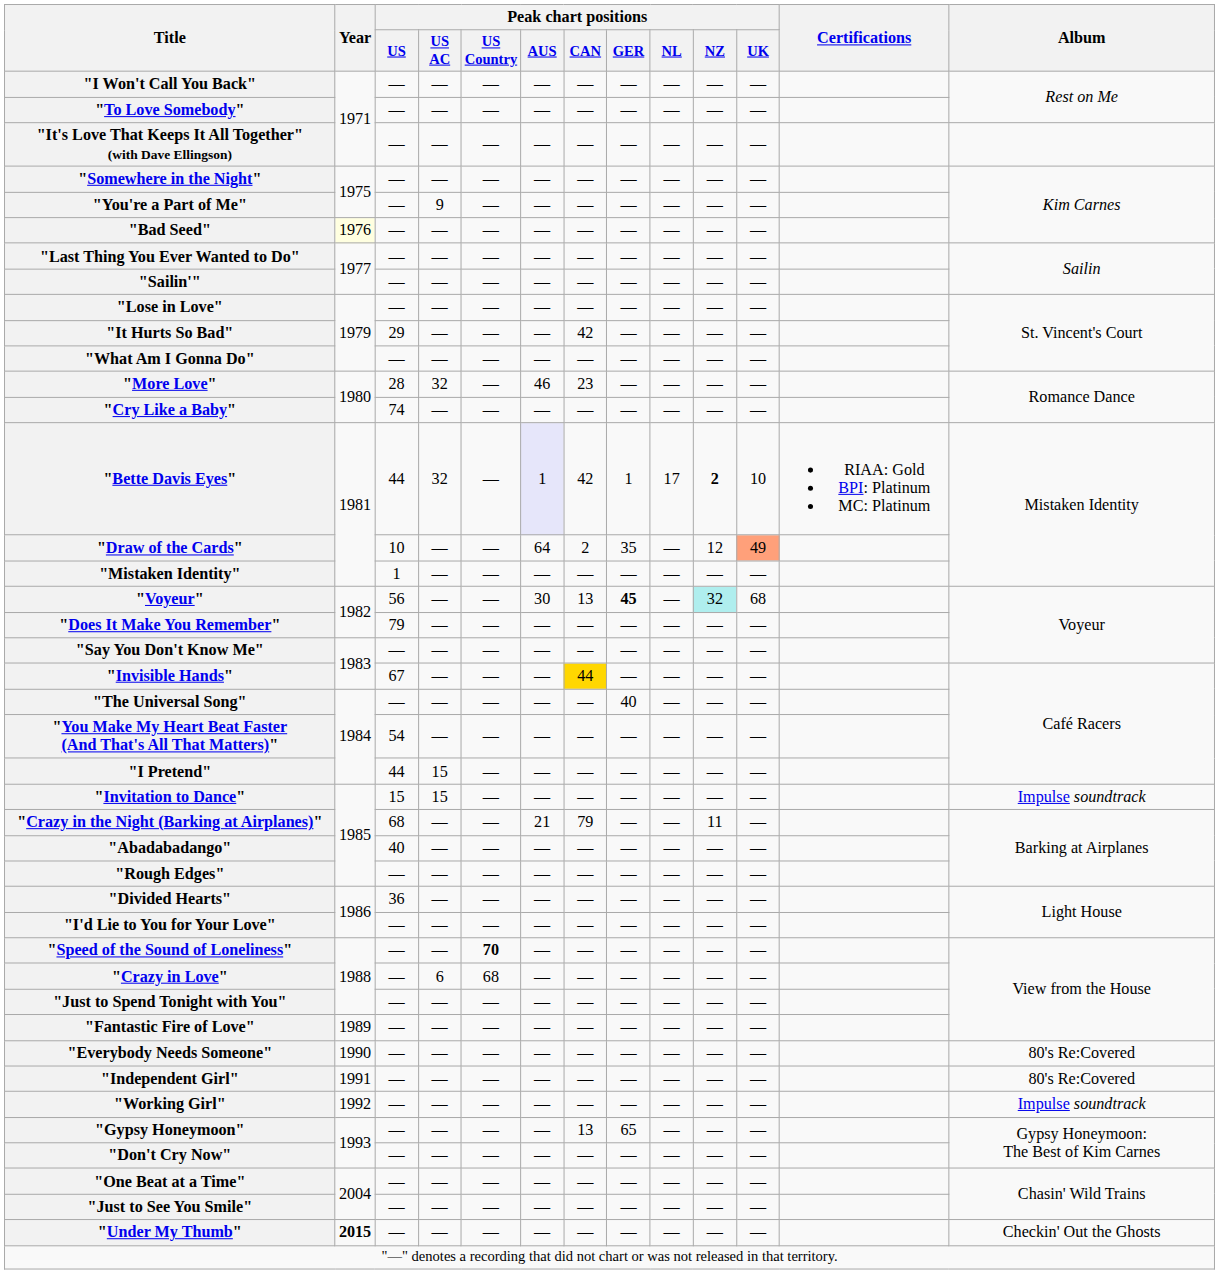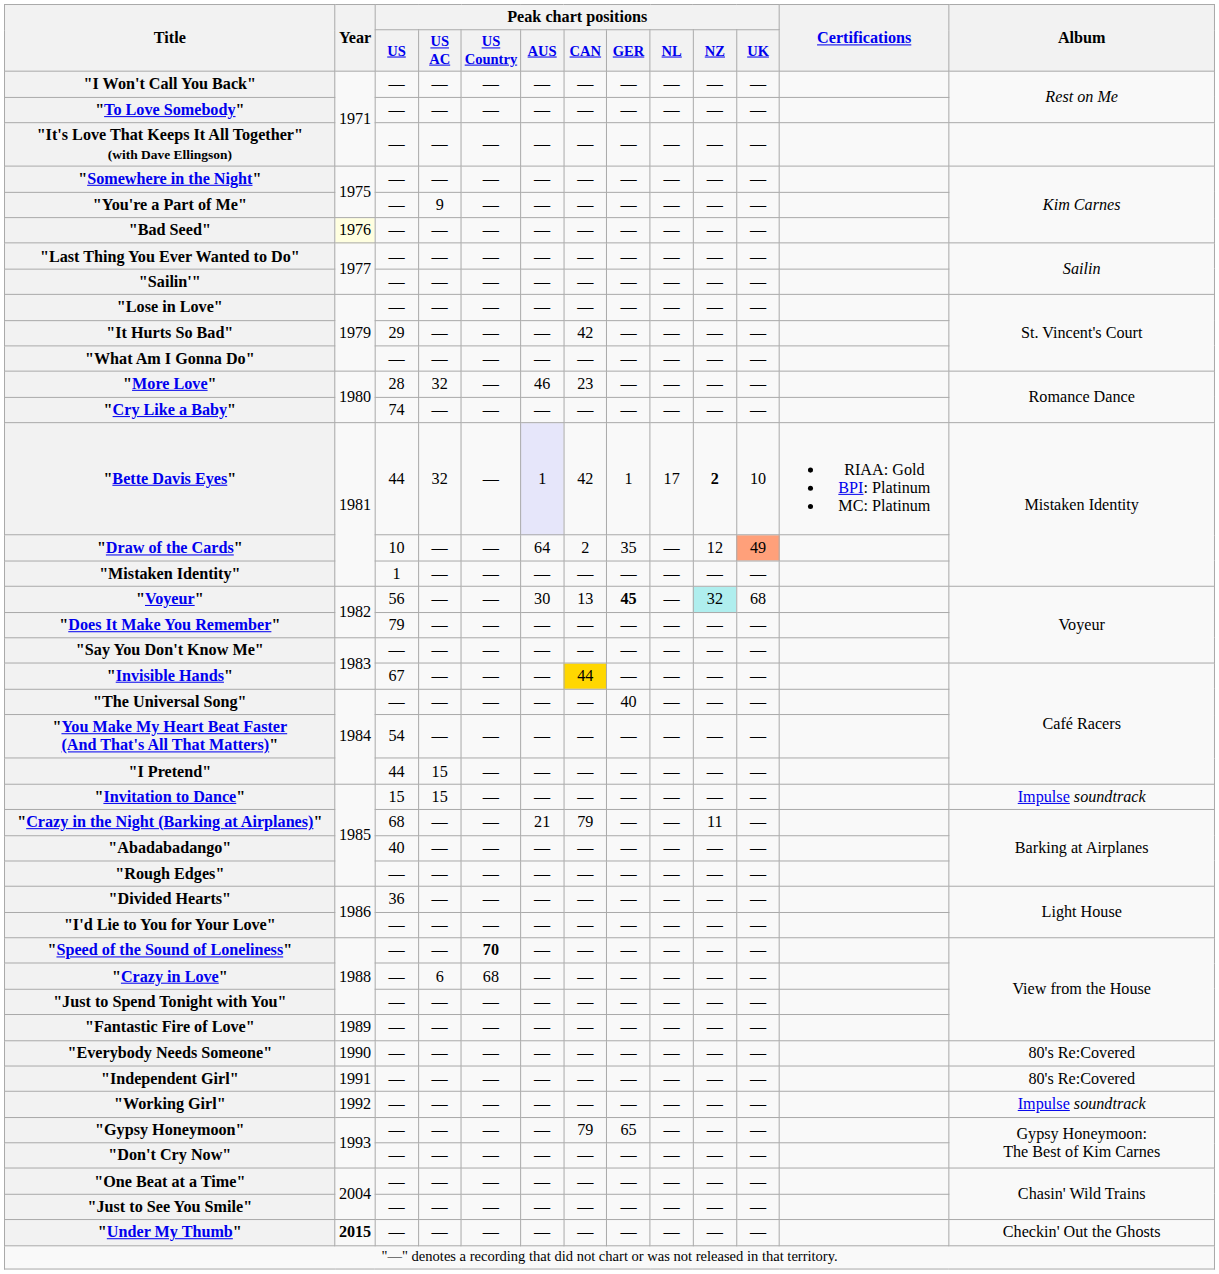(585, 1129) 13 -> (585, 1129) 79
